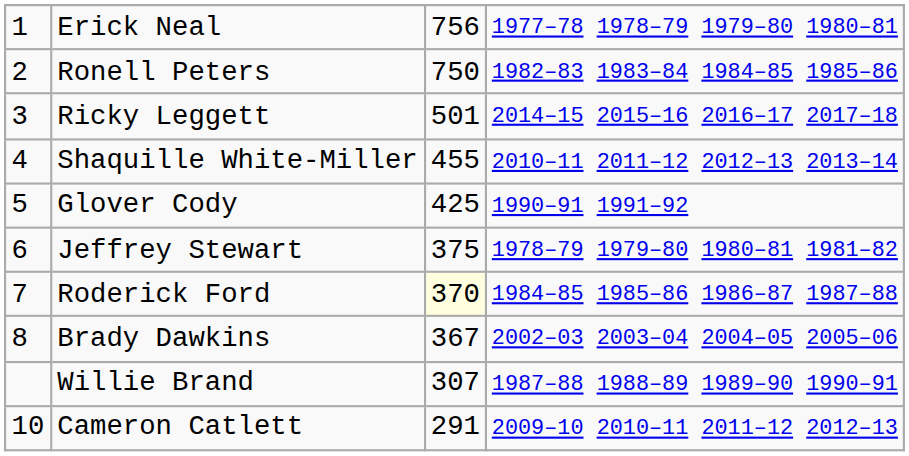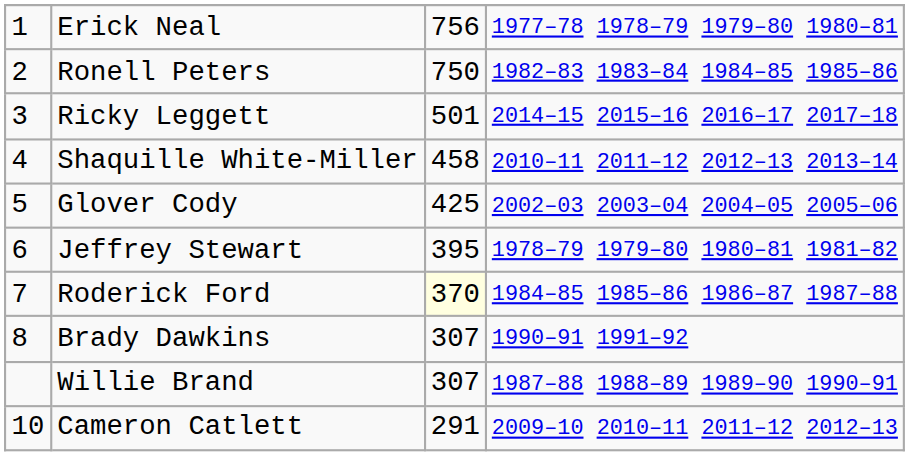(455, 161) 455 -> (455, 161) 458
(590, 205) 1990–91 1991–92 -> (695, 205) 2002–03 2003–04 2004–05 2005–06
(455, 250) 375 -> (455, 250) 395
(455, 339) 367 -> (455, 339) 307
(695, 339) 2002–03 2003–04 2004–05 2005–06 -> (590, 339) 1990–91 1991–92
